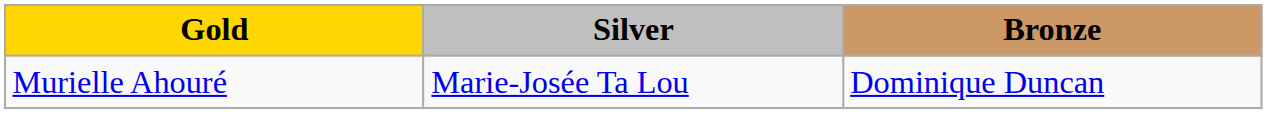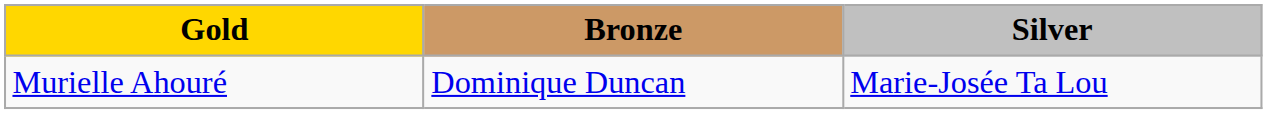columns swapped: (633, 30) <-> (1052, 30)
